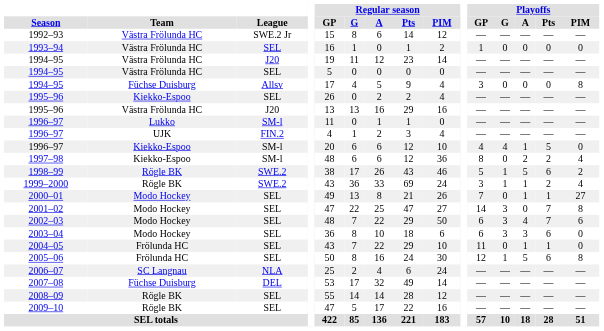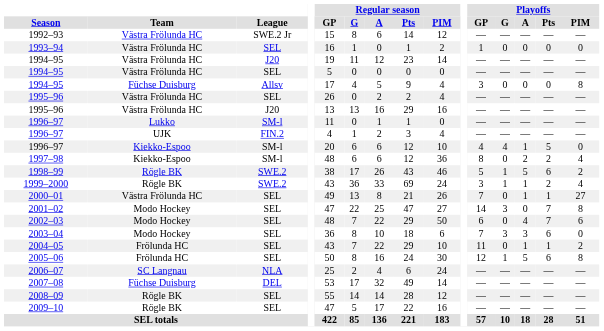(162, 97) Kiekko-Espoo -> (162, 97) Västra Frölunda HC
(162, 196) Modo Hockey -> (162, 196) Västra Frölunda HC
(505, 221) 3 -> (505, 221) 0
(481, 233) 6 -> (481, 233) 7
(580, 245) 0 -> (580, 245) 2
